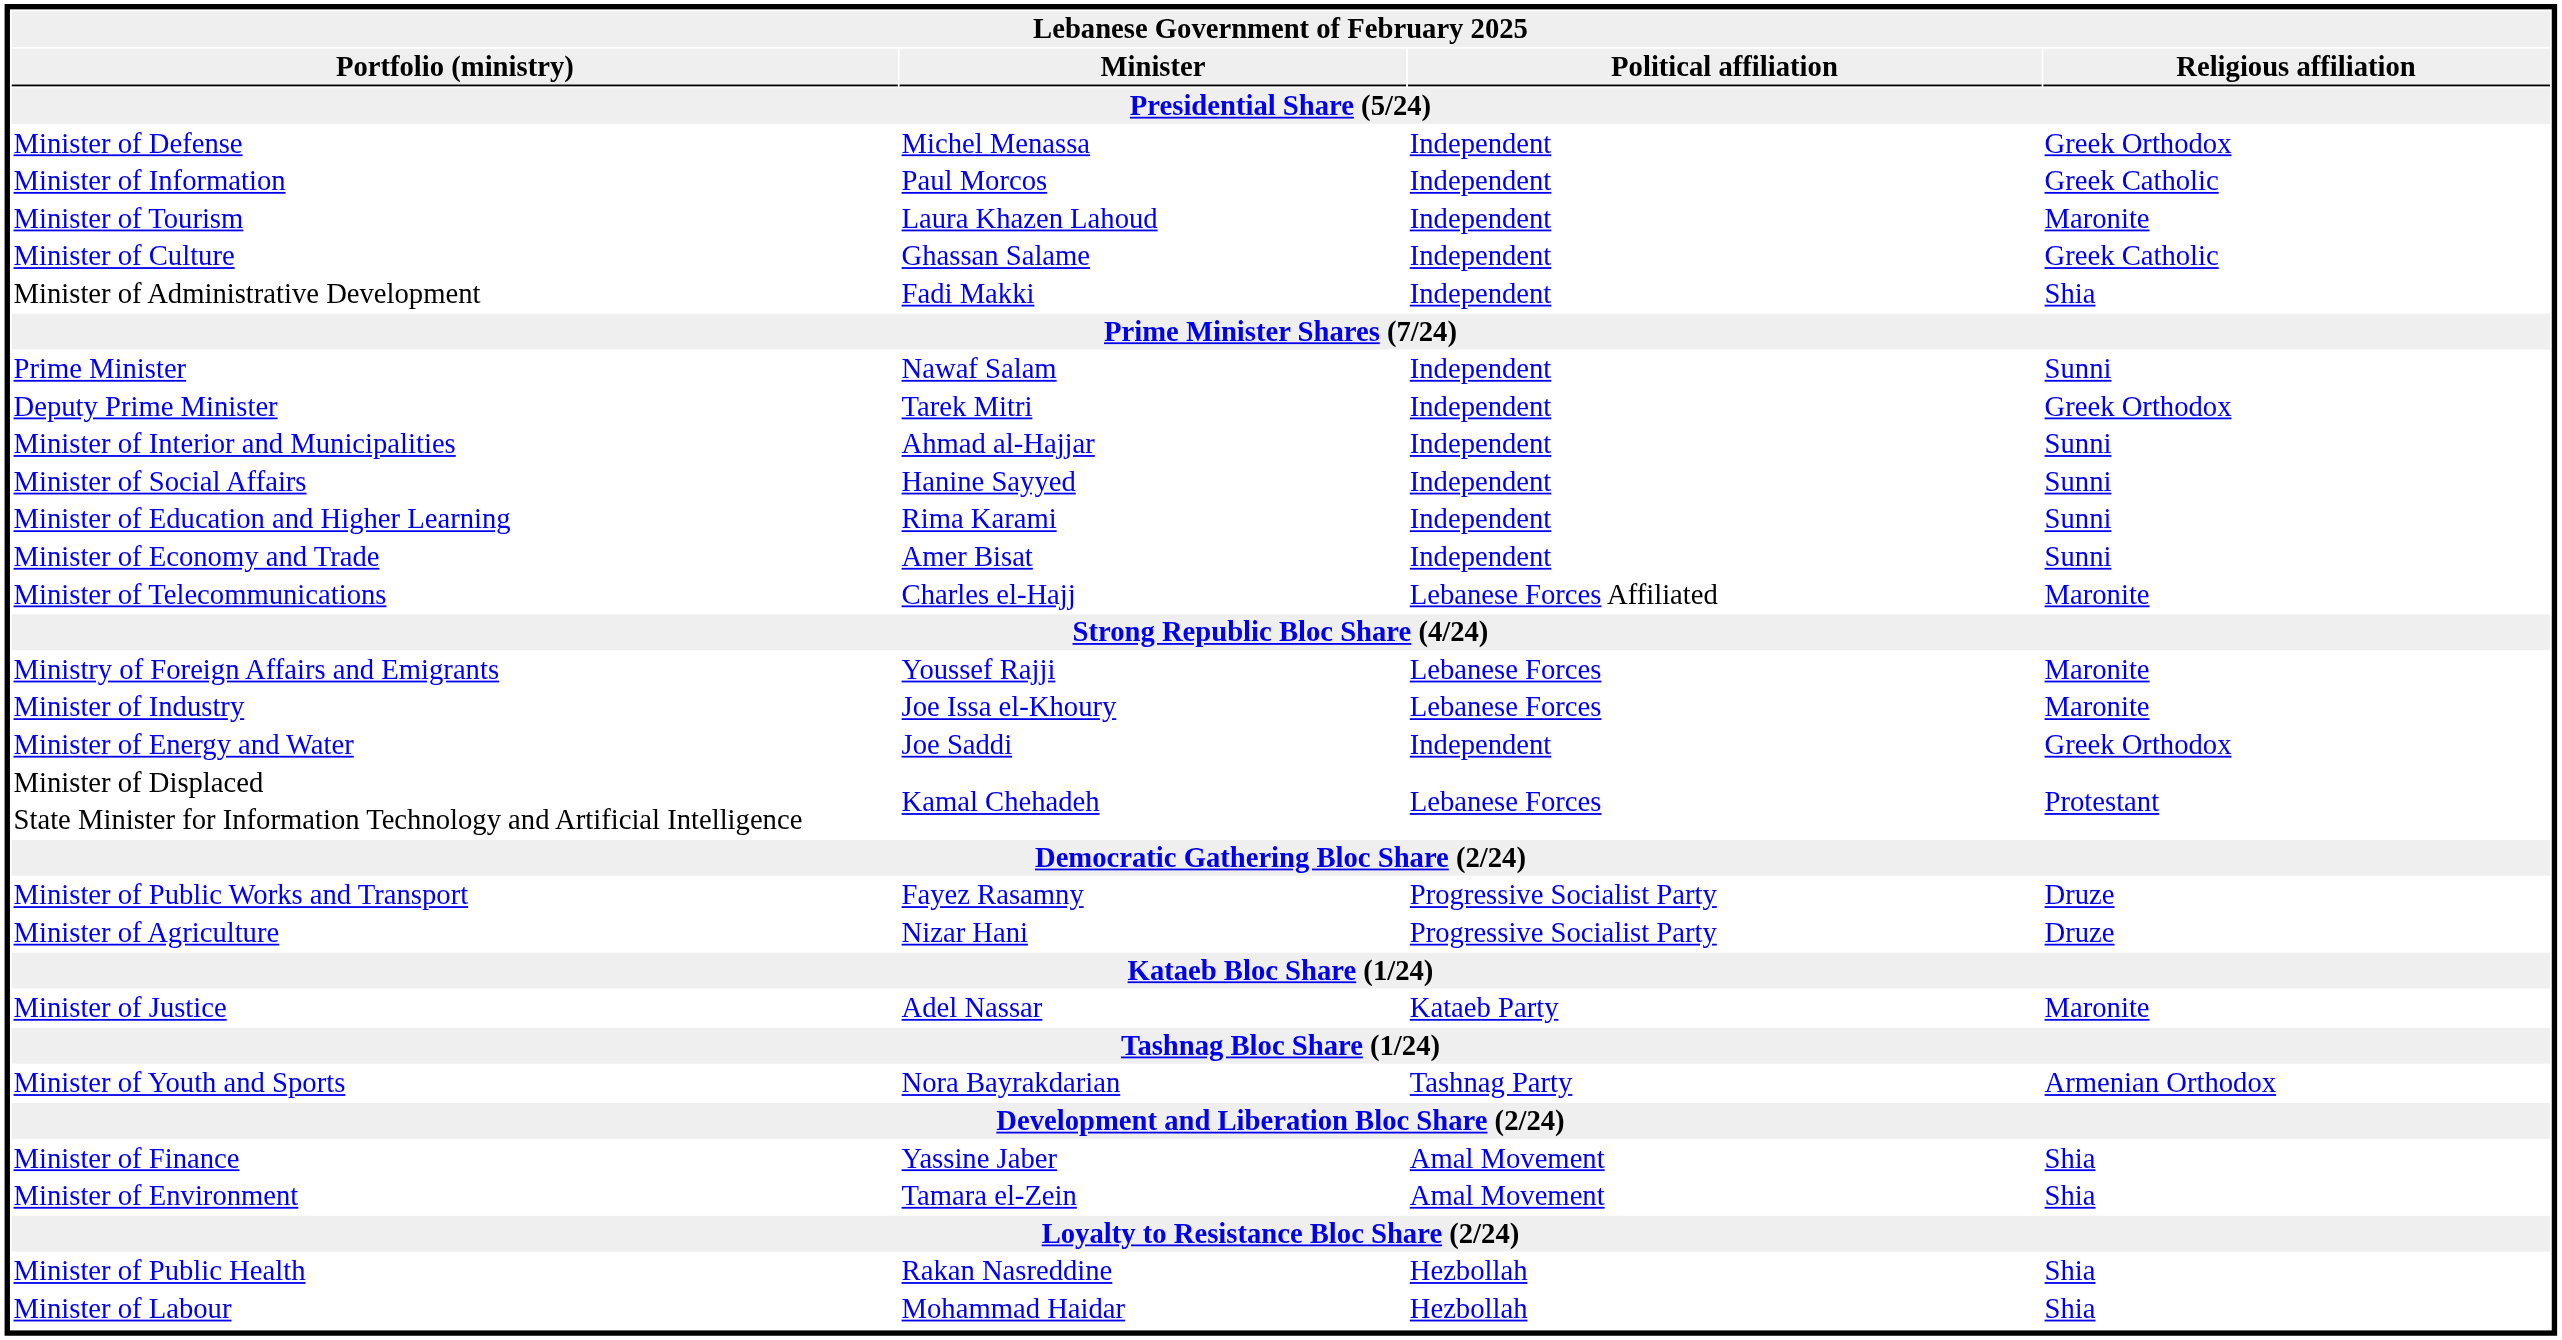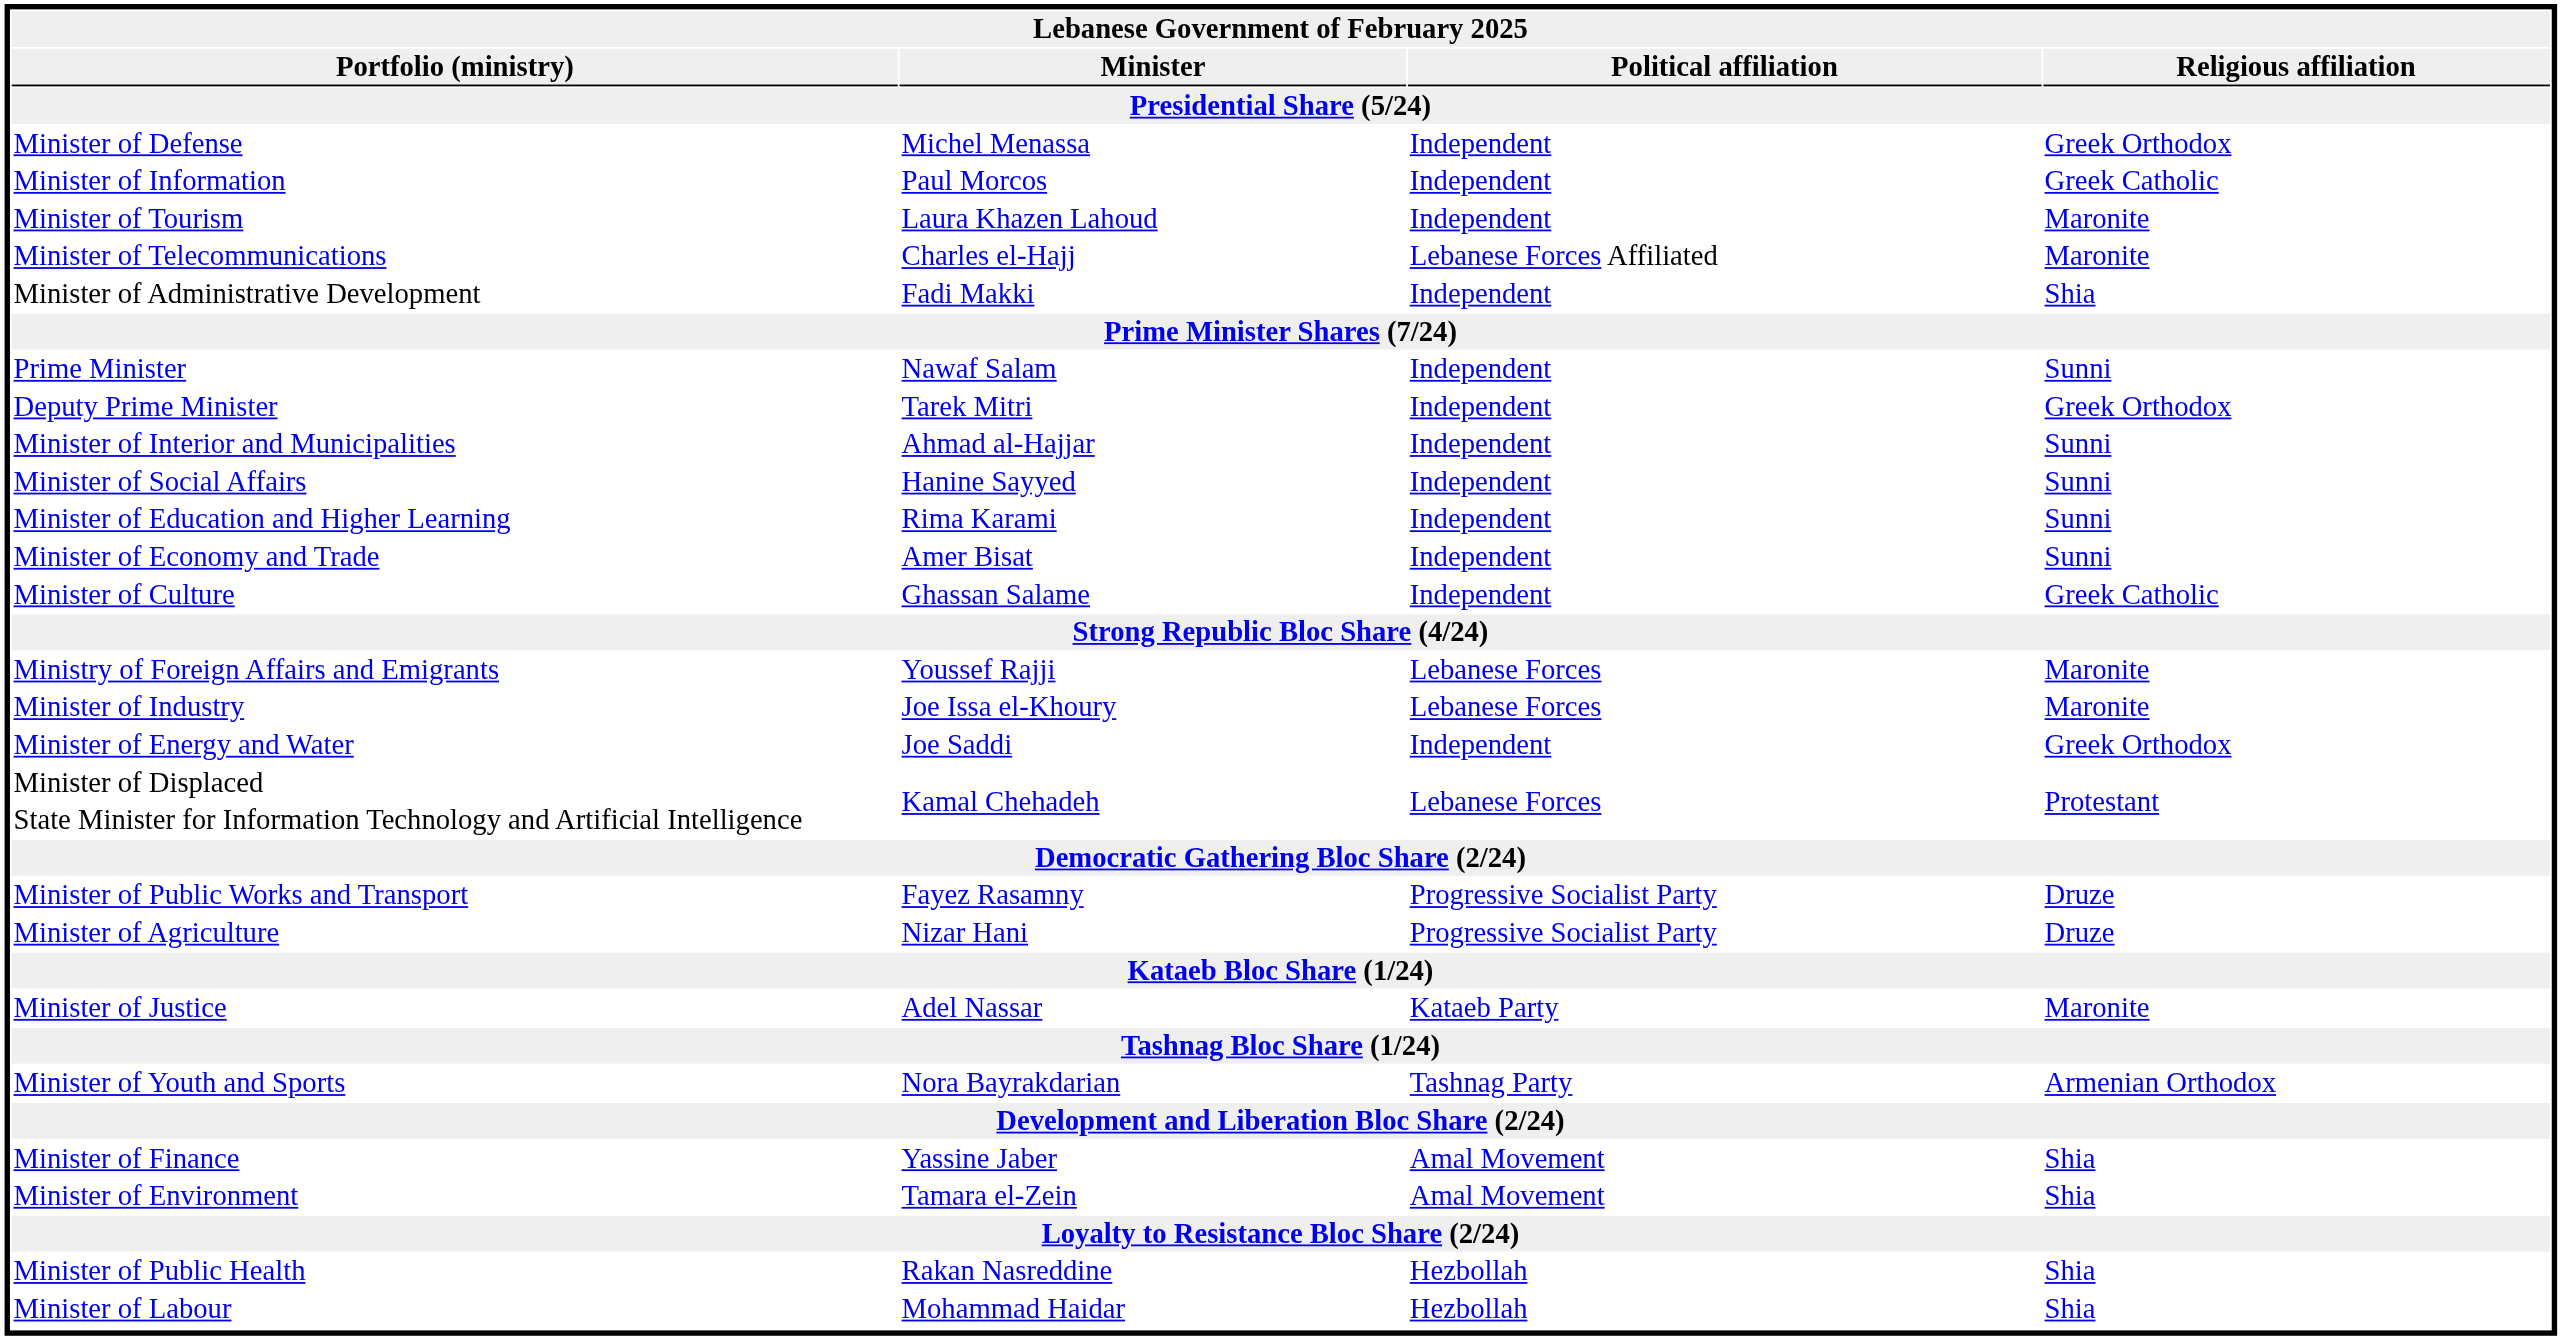rows swapped: (200, 594) <-> (124, 255)
